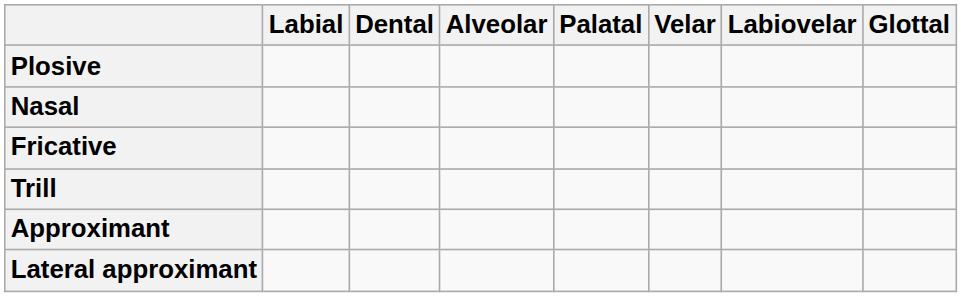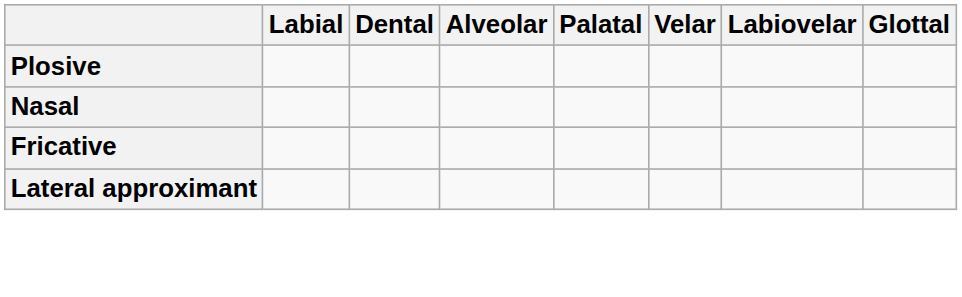- row: (34, 188)
- row: (90, 229)
